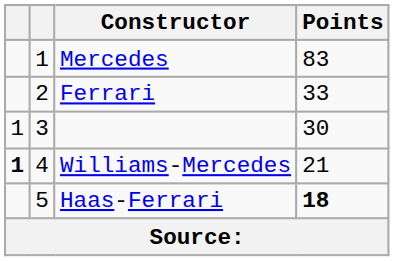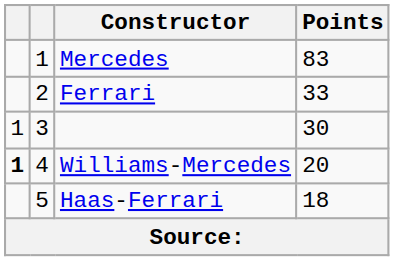(316, 166) 21 -> (316, 166) 20
(316, 201) bold -> (316, 201) normal
